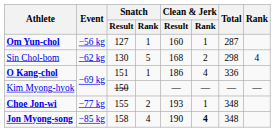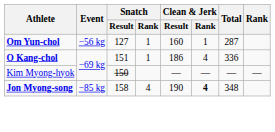- row: (33, 58)
- row: (32, 104)
